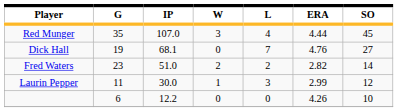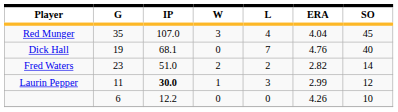(318, 33) 4.44 -> (318, 33) 4.04
(368, 50) 27 -> (368, 50) 40
(168, 82) normal -> (168, 82) bold
